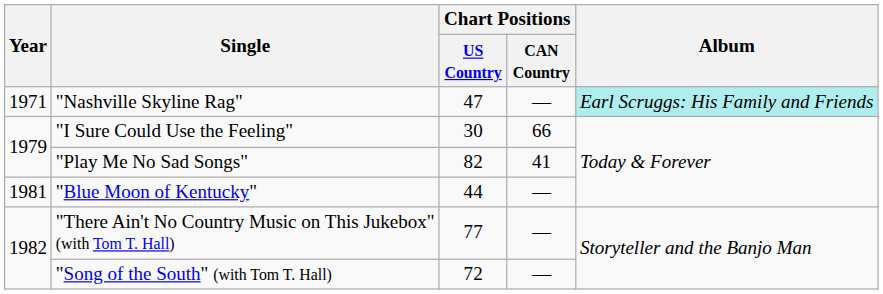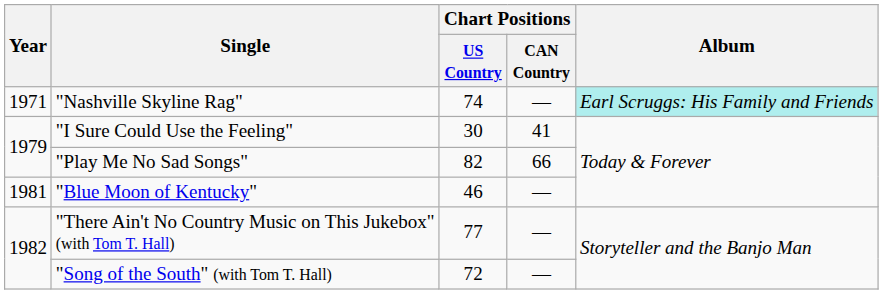(473, 101) 47 -> (473, 101) 74
(541, 131) 66 -> (541, 131) 41
(541, 161) 41 -> (541, 161) 66
(473, 191) 44 -> (473, 191) 46
